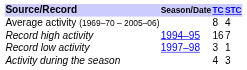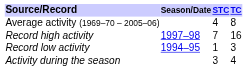columns swapped: (218, 11) <-> (233, 11)
(180, 35) 1994–95 -> (180, 35) 1997–98
(180, 48) 1997–98 -> (180, 48) 1994–95
